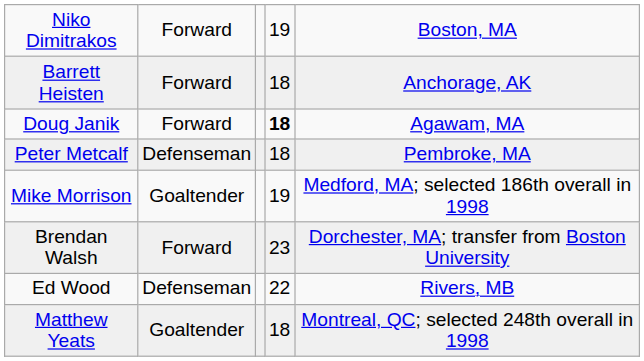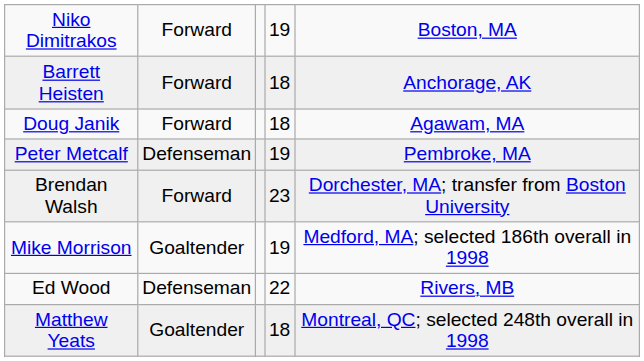(280, 123) bold -> (280, 123) normal
(280, 154) 18 -> (280, 154) 19
rows swapped: (71, 195) <-> (71, 247)
